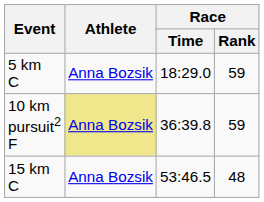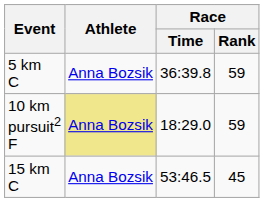(186, 74) 18:29.0 -> (186, 74) 36:39.8
(186, 125) 36:39.8 -> (186, 125) 18:29.0
(237, 177) 48 -> (237, 177) 45
